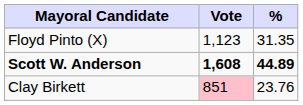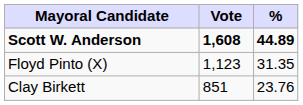rows swapped: (75, 64) <-> (58, 40)
(215, 87) pink background -> (215, 87) no background
